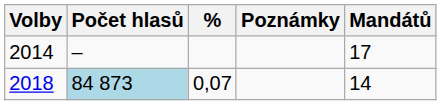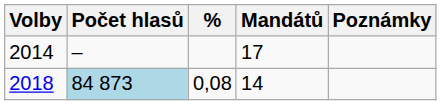columns swapped: (390, 20) <-> (291, 20)
(212, 83) 0,07 -> (212, 83) 0,08
